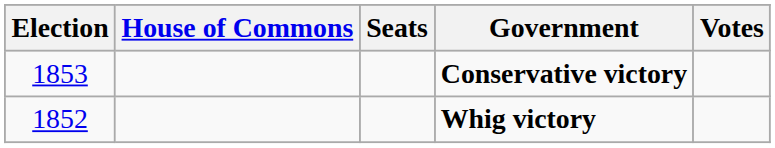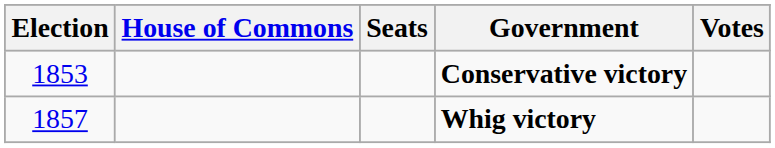(60, 119) 1852 -> (60, 119) 1857
